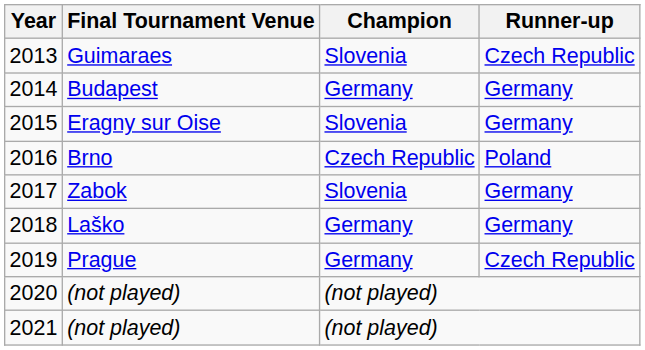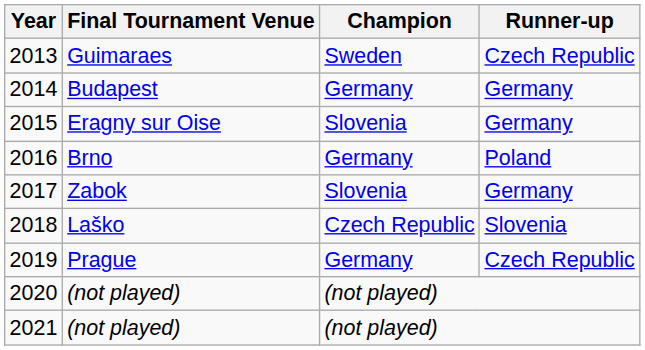(366, 55) Slovenia -> (363, 55) Sweden
(400, 157) Czech Republic -> (369, 157) Germany
(369, 225) Germany -> (400, 225) Czech Republic
(529, 225) Germany -> (526, 225) Slovenia
